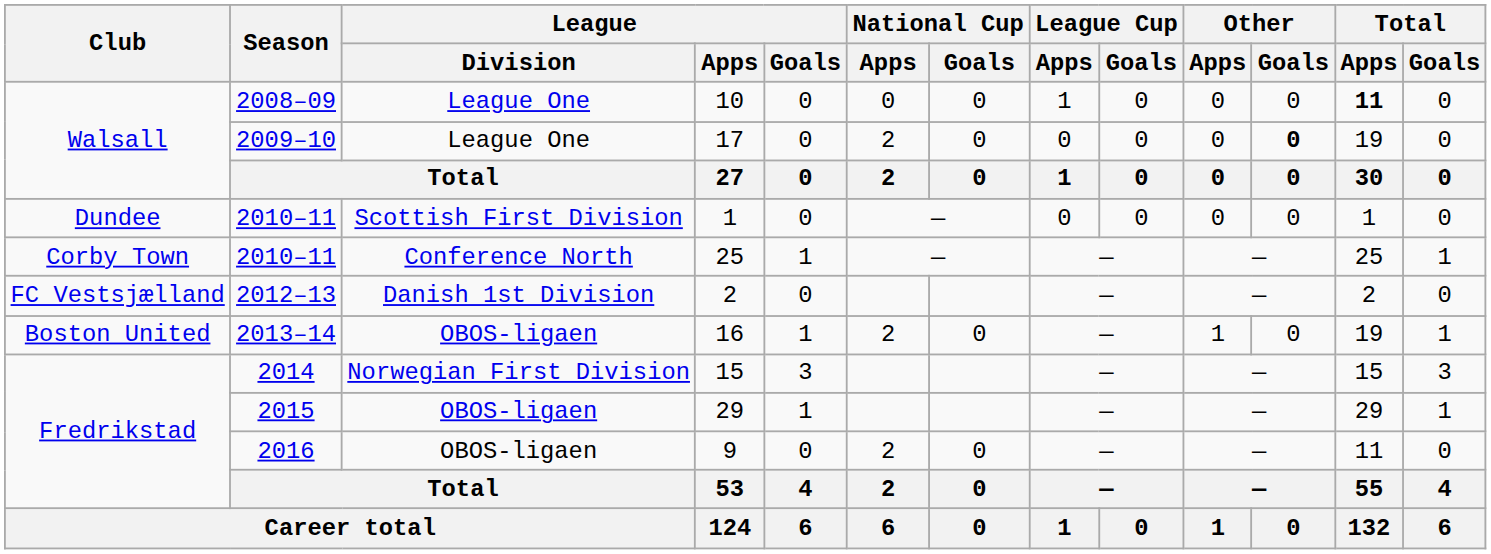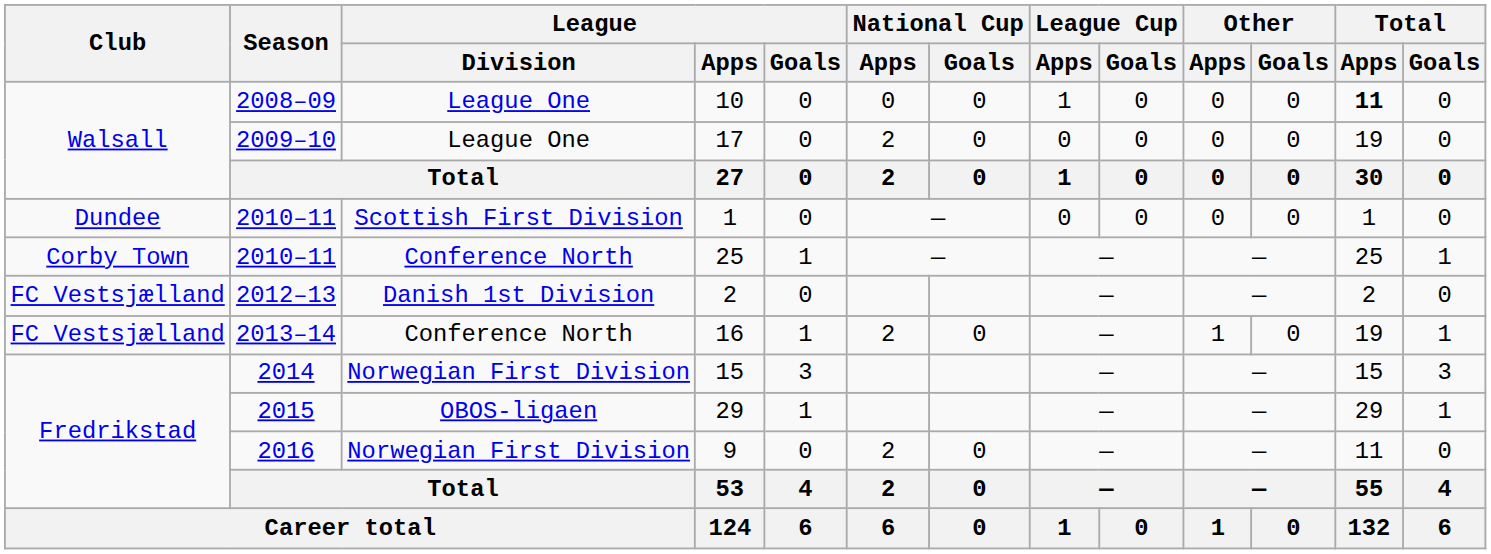(1293, 141) bold -> (1293, 141) normal
(118, 334) Boston United -> (118, 334) FC Vestsjælland
(519, 334) OBOS-ligaen -> (519, 334) Conference North
(519, 451) OBOS-ligaen -> (519, 451) Norwegian First Division
